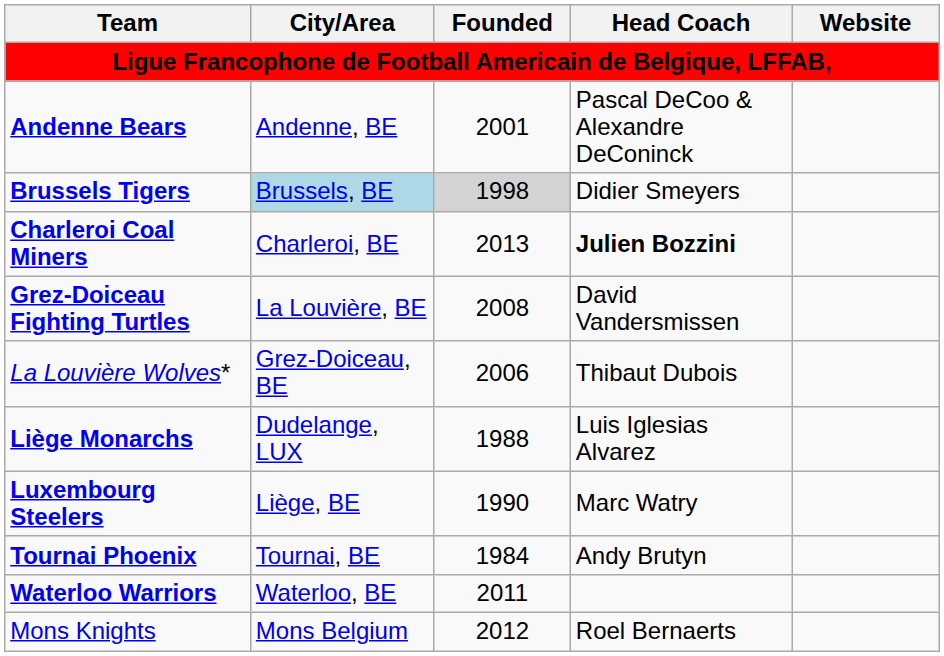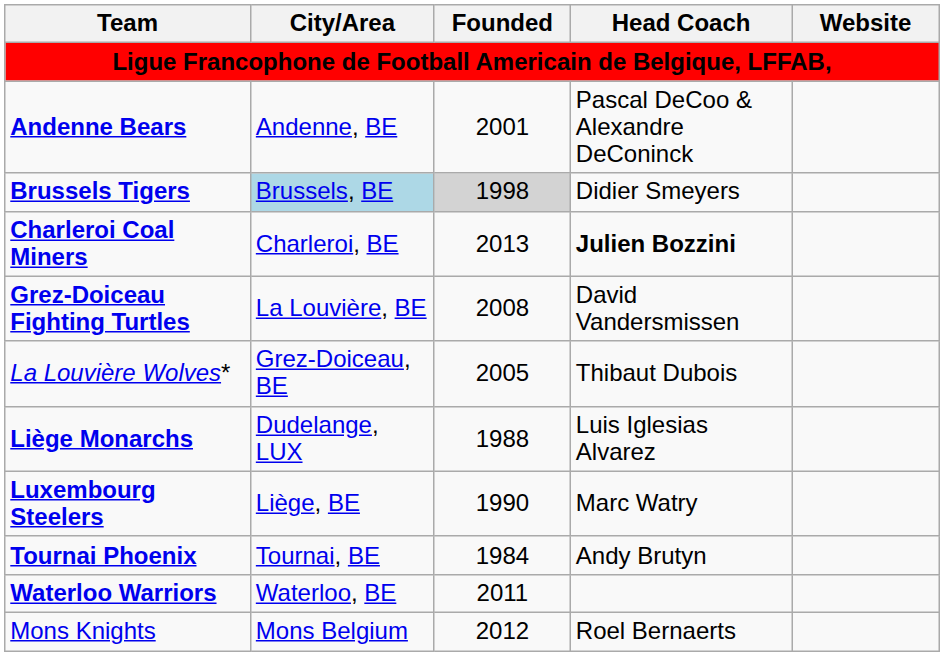(502, 373) 2006 -> (502, 373) 2005
